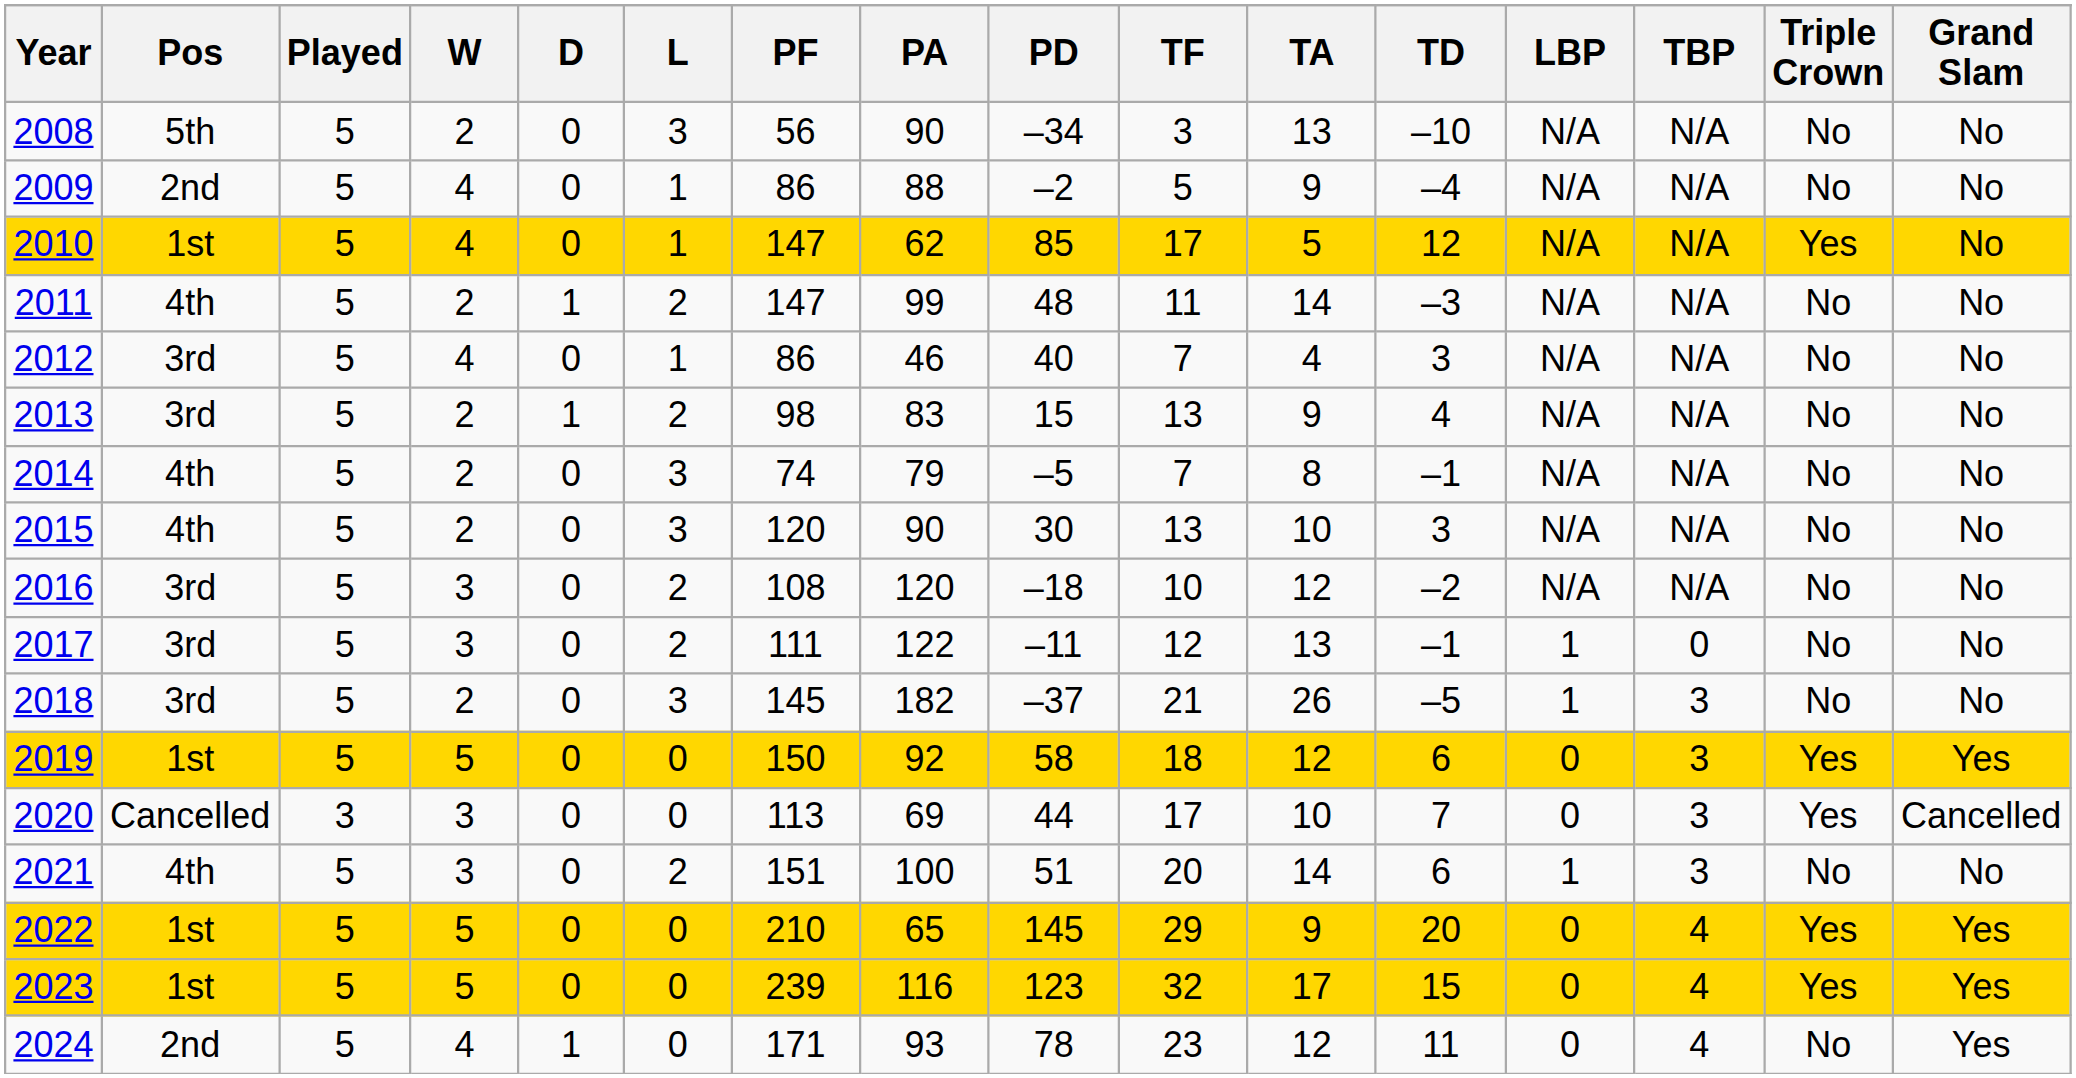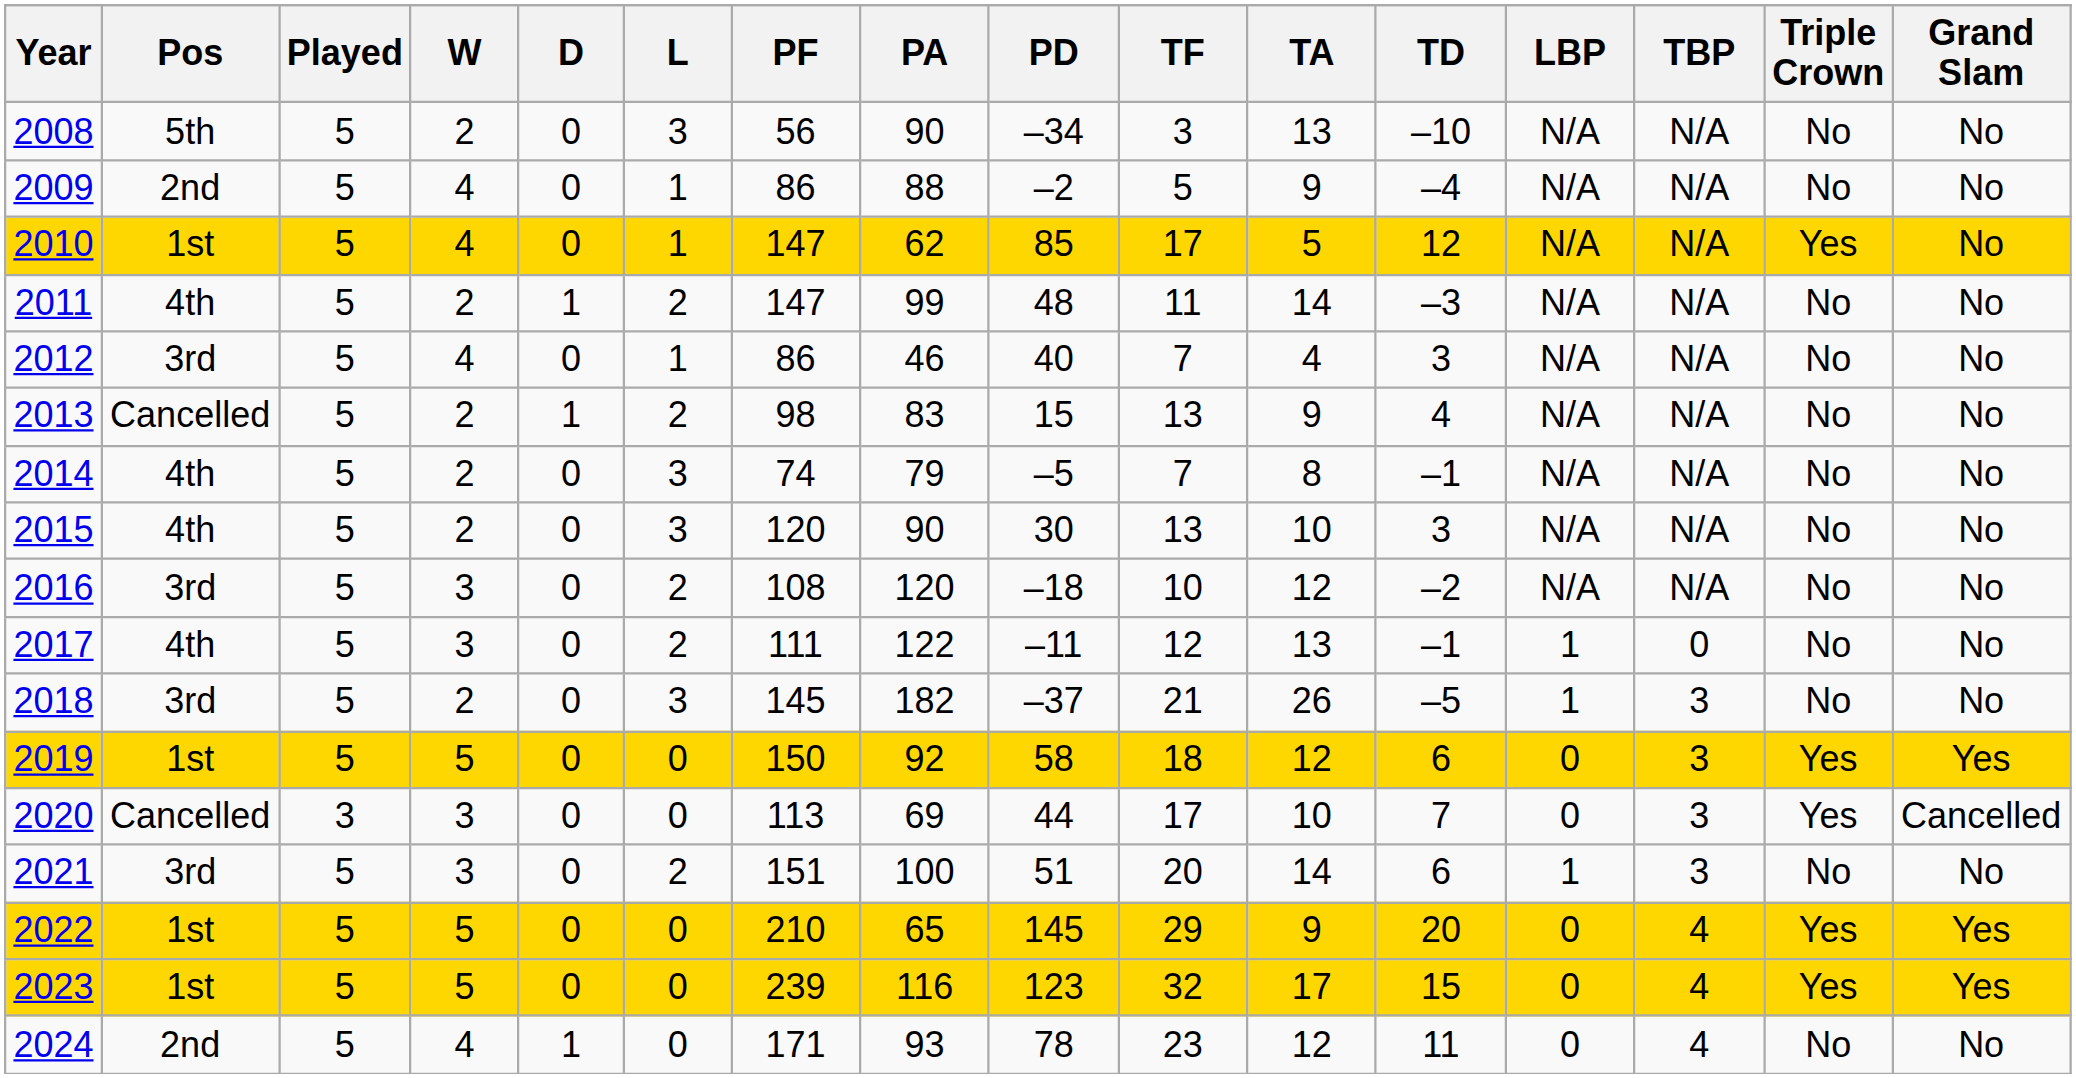(190, 416) 3rd -> (190, 416) Cancelled
(190, 644) 3rd -> (190, 644) 4th
(190, 872) 4th -> (190, 872) 3rd
(1981, 1044) Yes -> (1981, 1044) No
